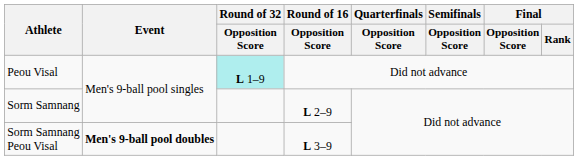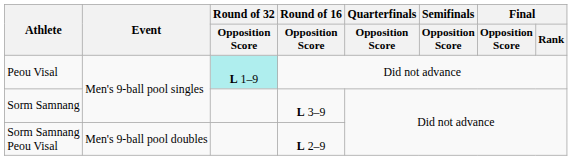(318, 113) L 2–9 -> (311, 113) L 3–9
(150, 139) bold -> (146, 139) normal
(318, 146) L 3–9 -> (311, 146) L 2–9
